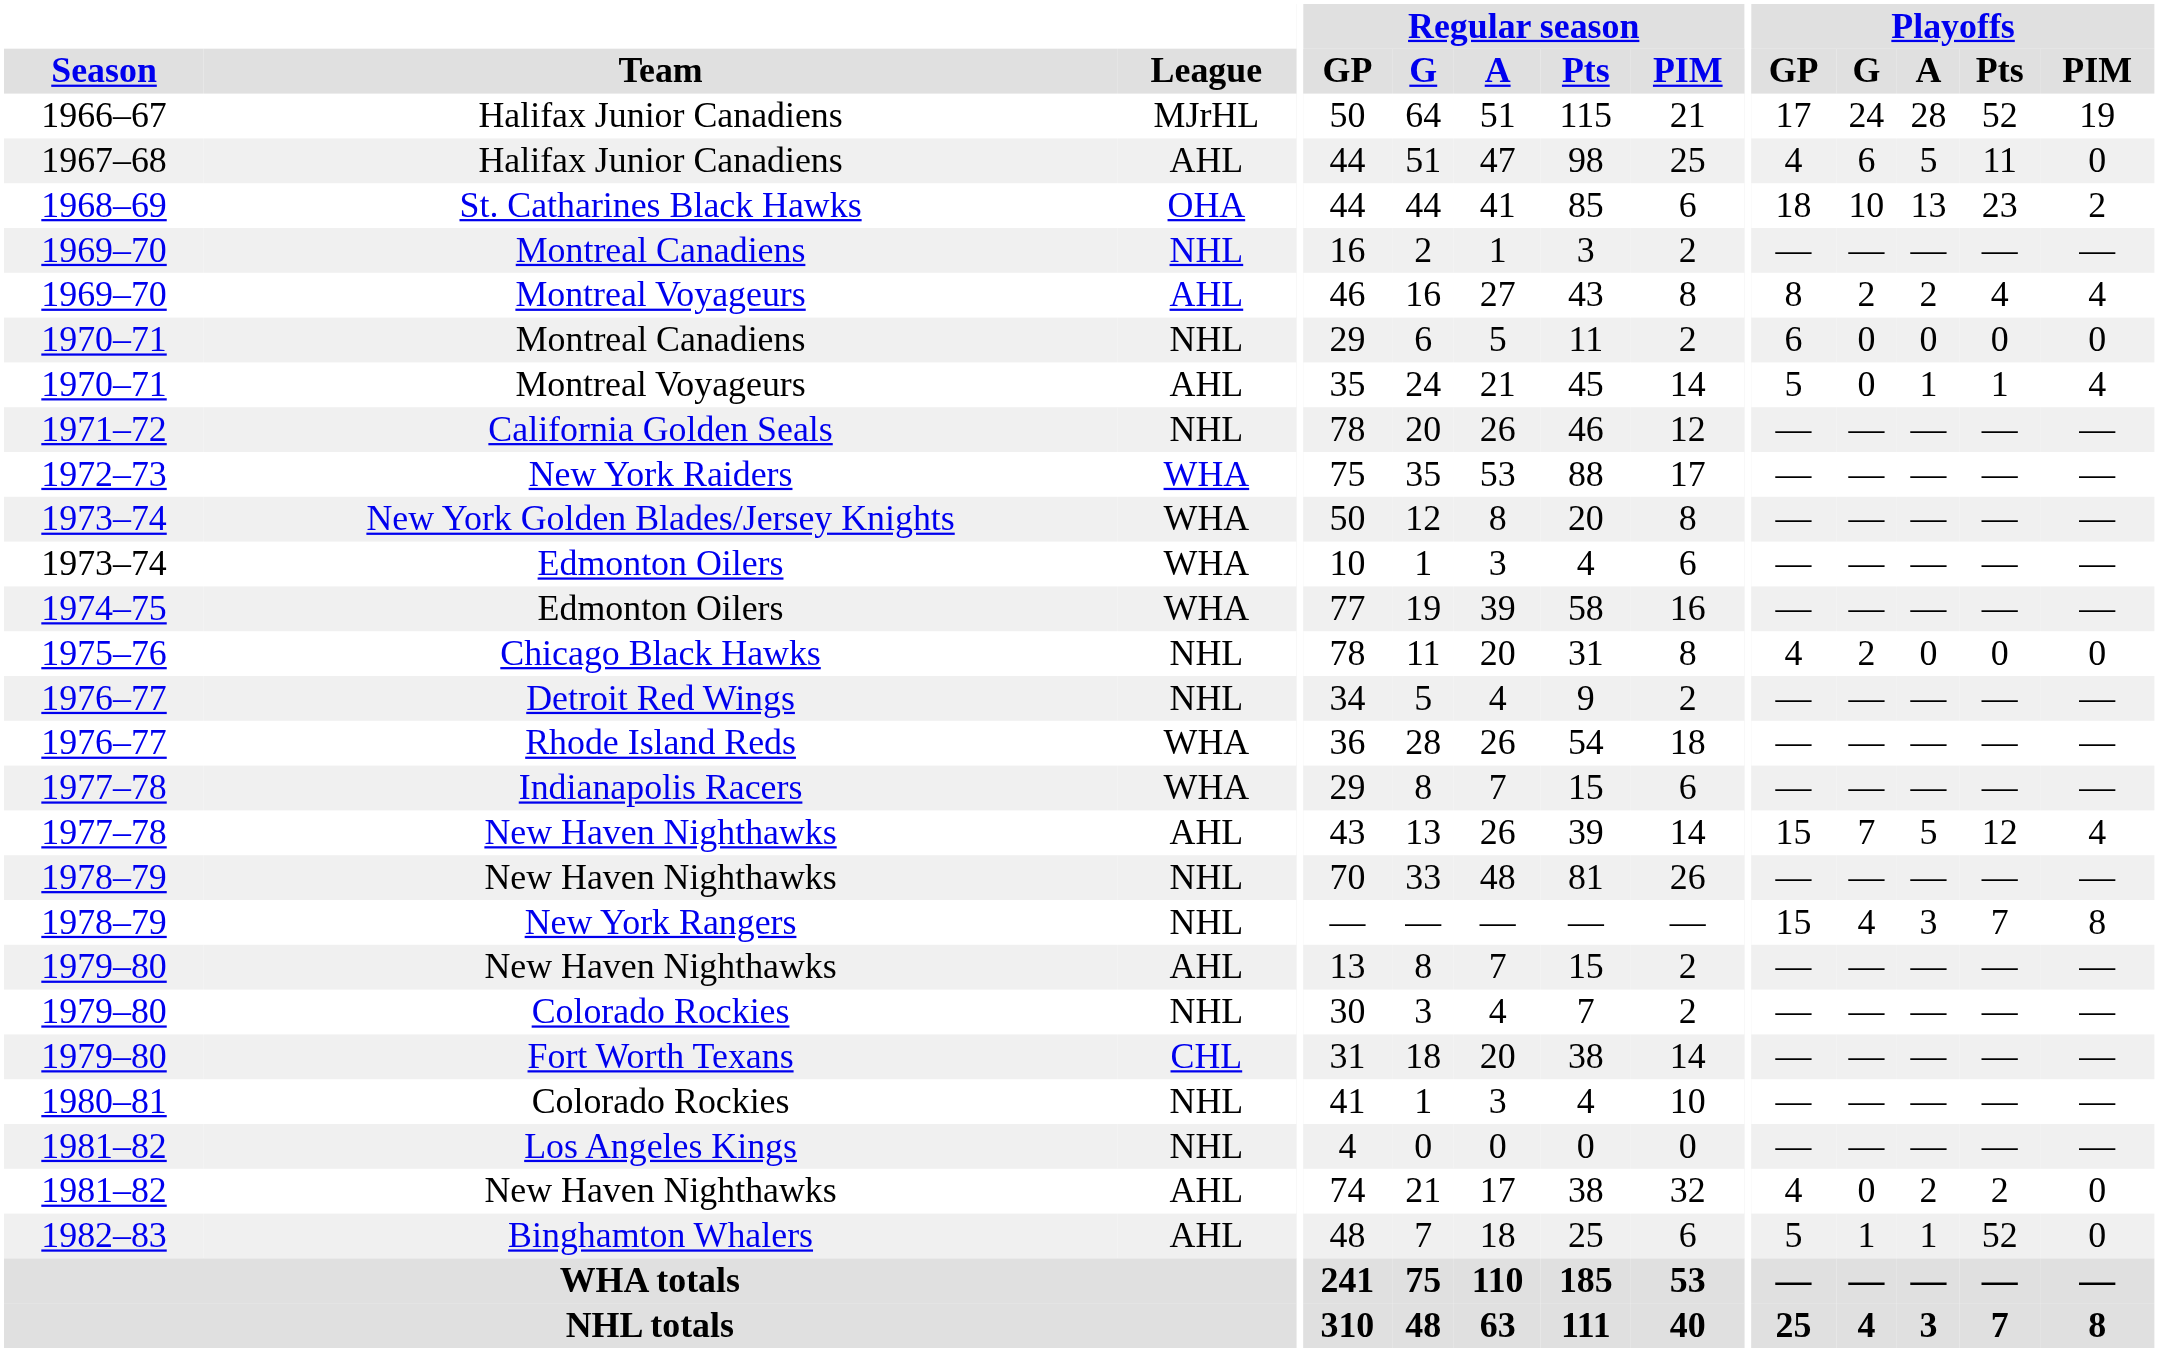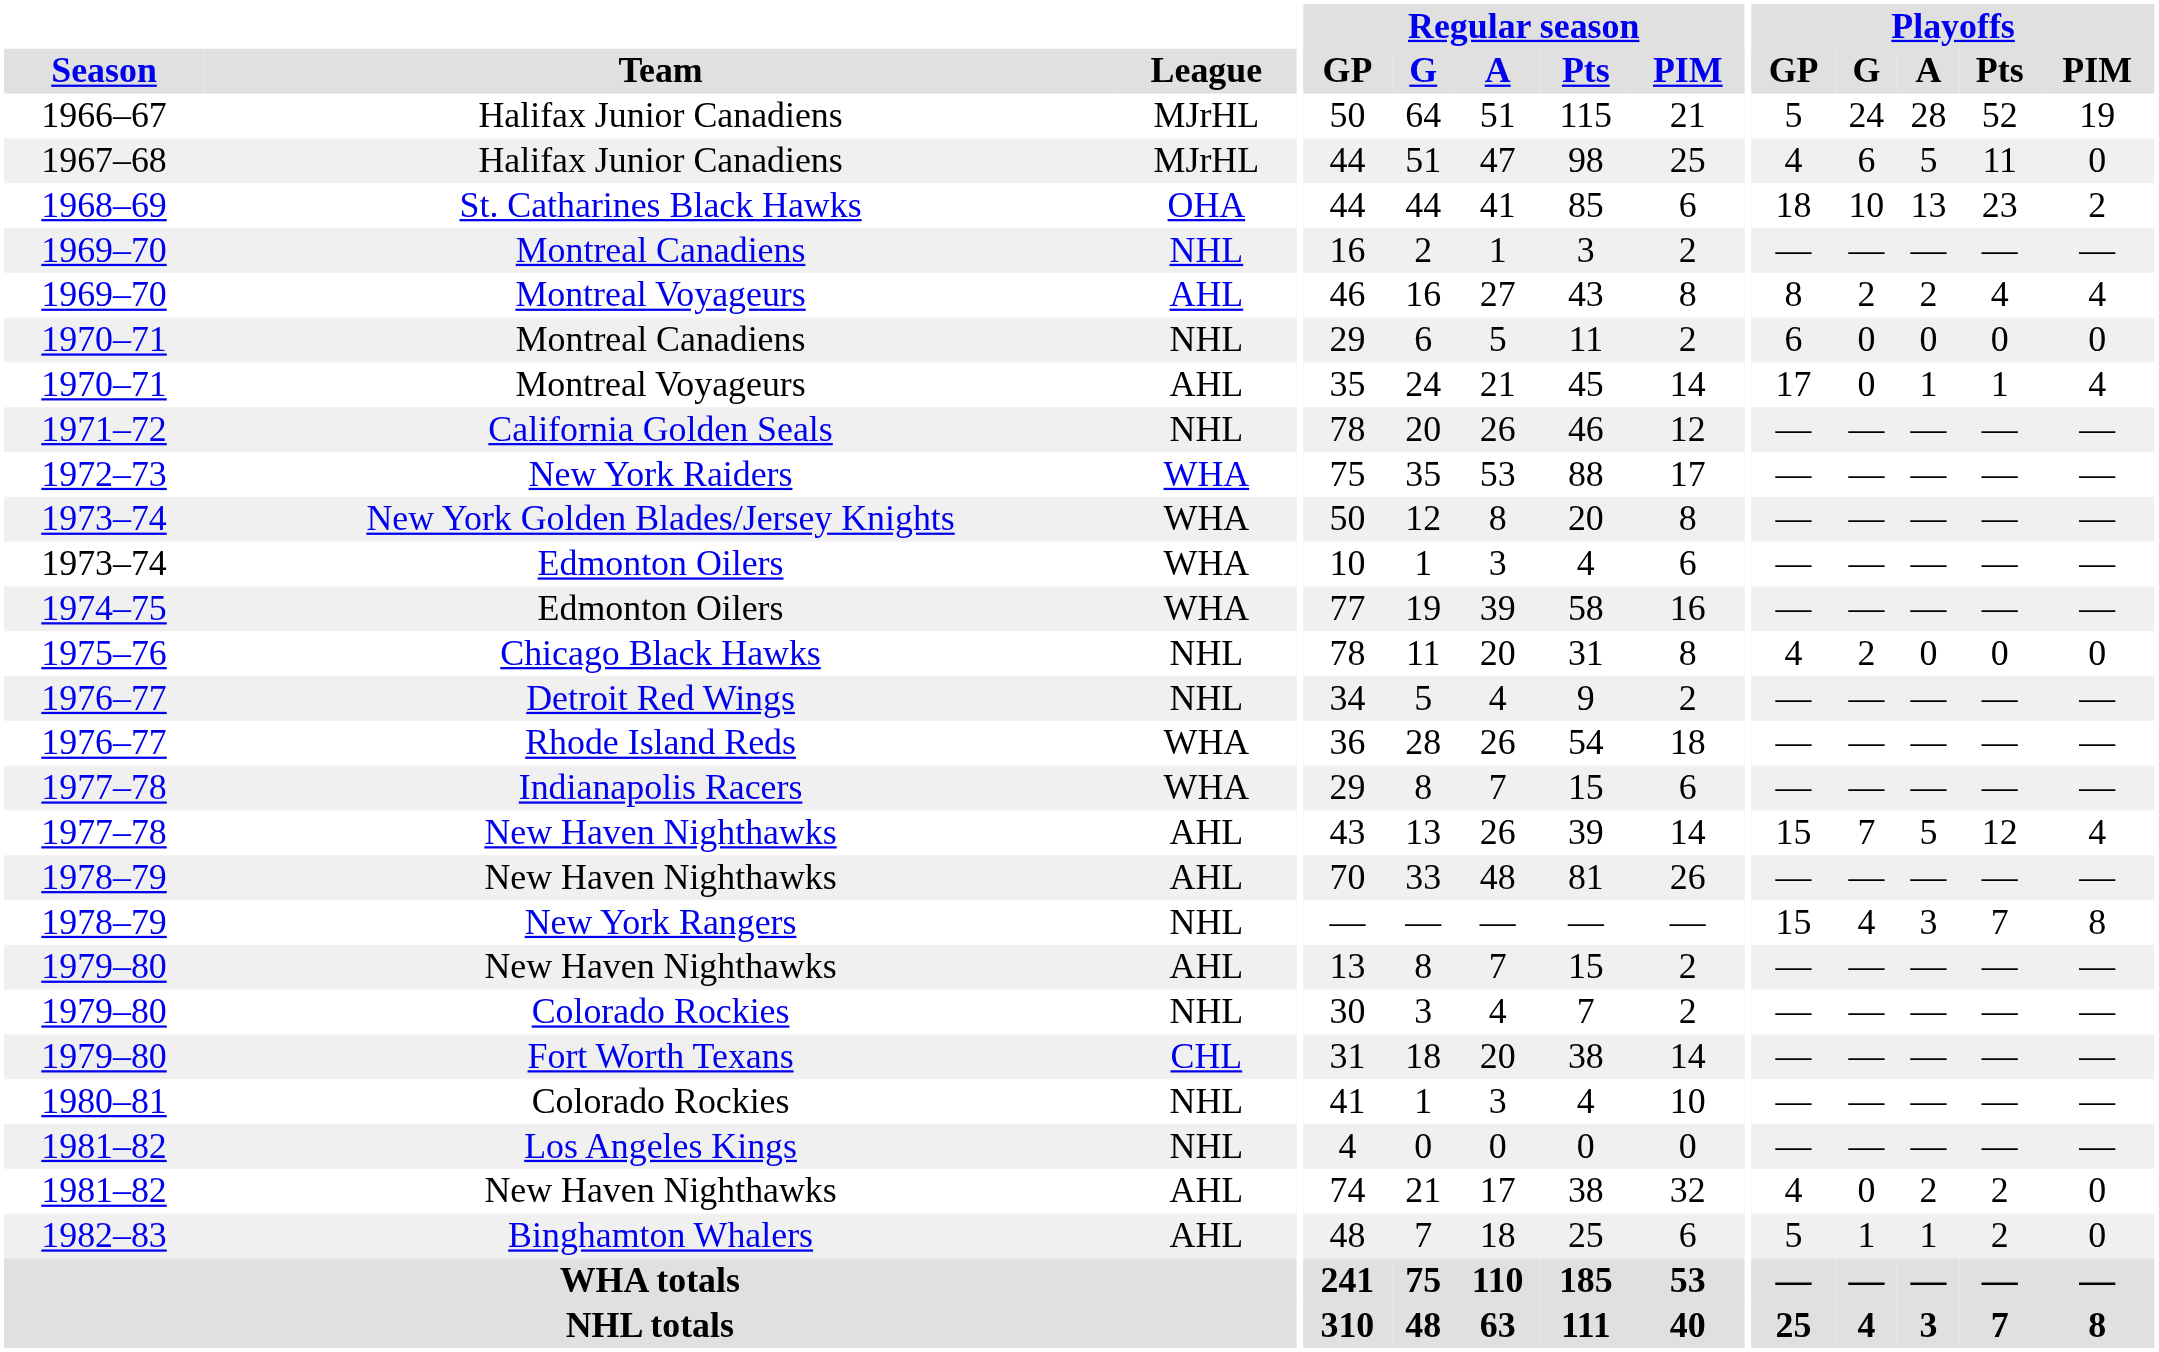(1794, 115) 17 -> (1794, 115) 5
(1206, 160) AHL -> (1206, 160) MJrHL
(1794, 384) 5 -> (1794, 384) 17
(1206, 876) NHL -> (1206, 876) AHL
(2000, 1235) 52 -> (2000, 1235) 2
